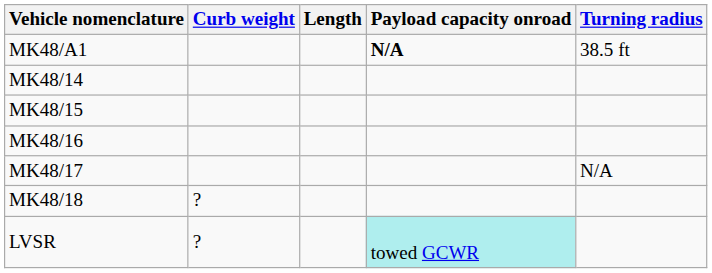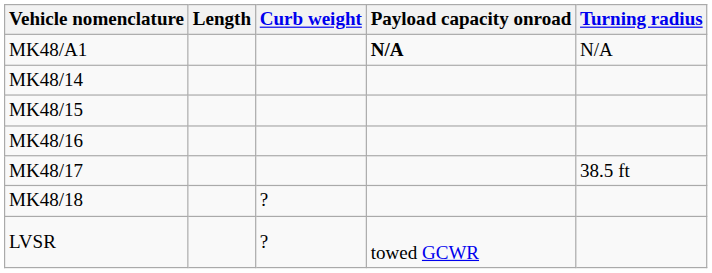columns swapped: (333, 19) <-> (244, 19)
(605, 49) 38.5 ft -> (596, 49) N/A
(596, 170) N/A -> (605, 170) 38.5 ft
(425, 252) paleturquoise background -> (425, 252) no background
